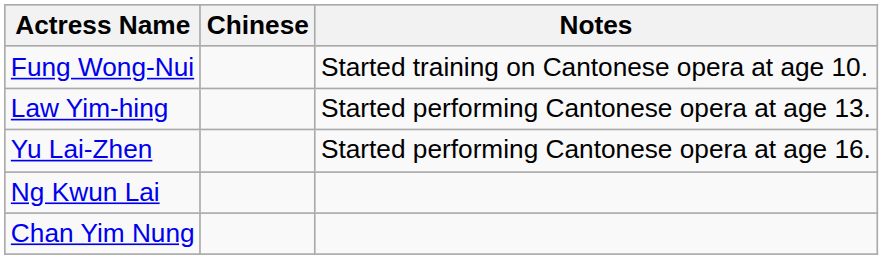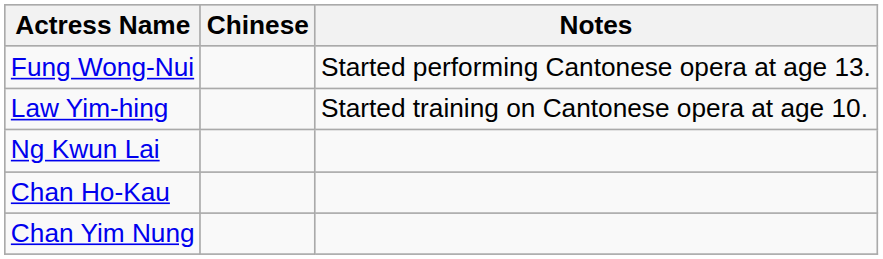(594, 66) Started training on Cantonese opera at age 10. -> (596, 66) Started performing Cantonese opera at age 13.
(596, 108) Started performing Cantonese opera at age 13. -> (594, 108) Started training on Cantonese opera at age 10.
- row: (82, 150)
+ row: (90, 191)
